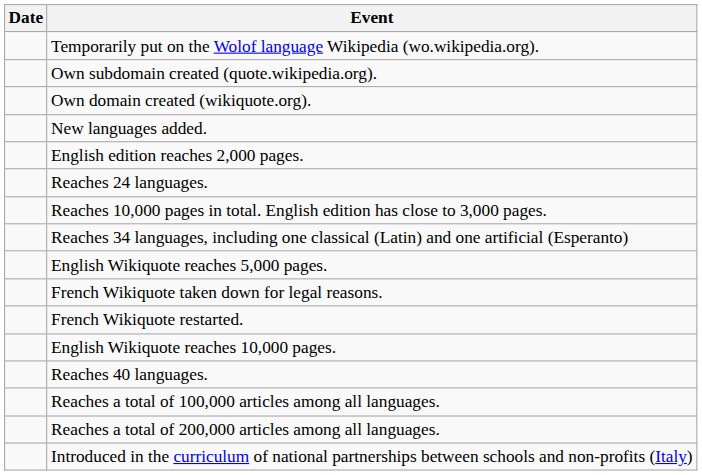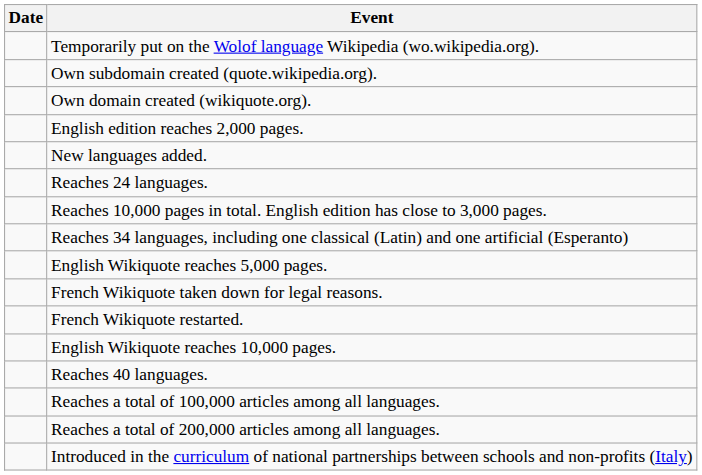rows swapped: (129, 127) <-> (177, 155)
